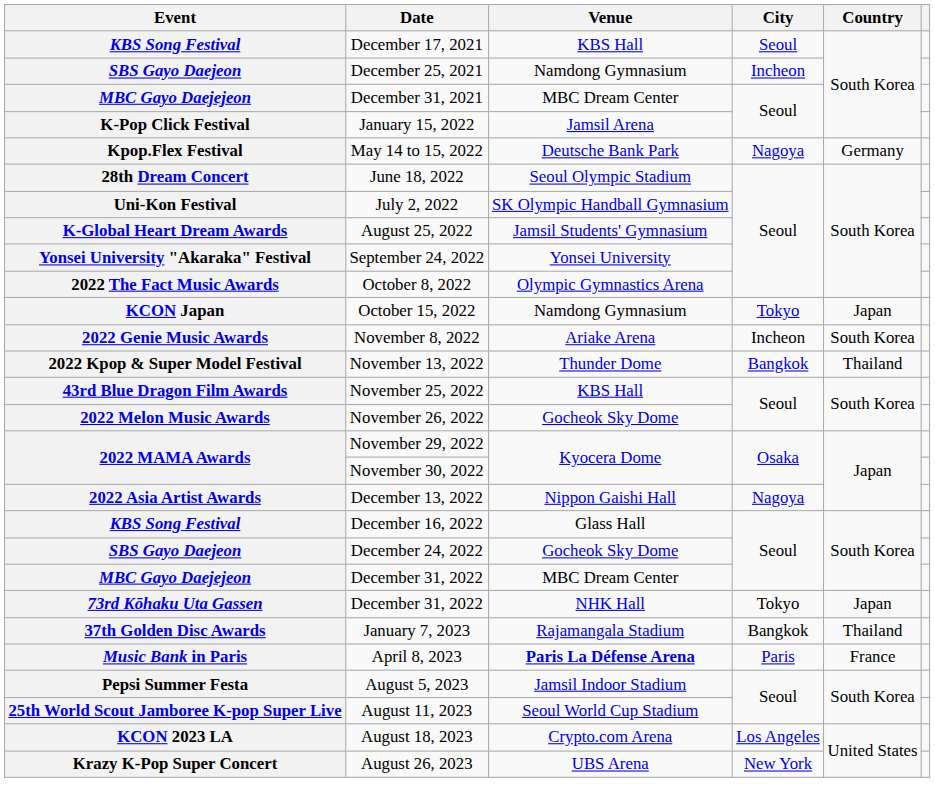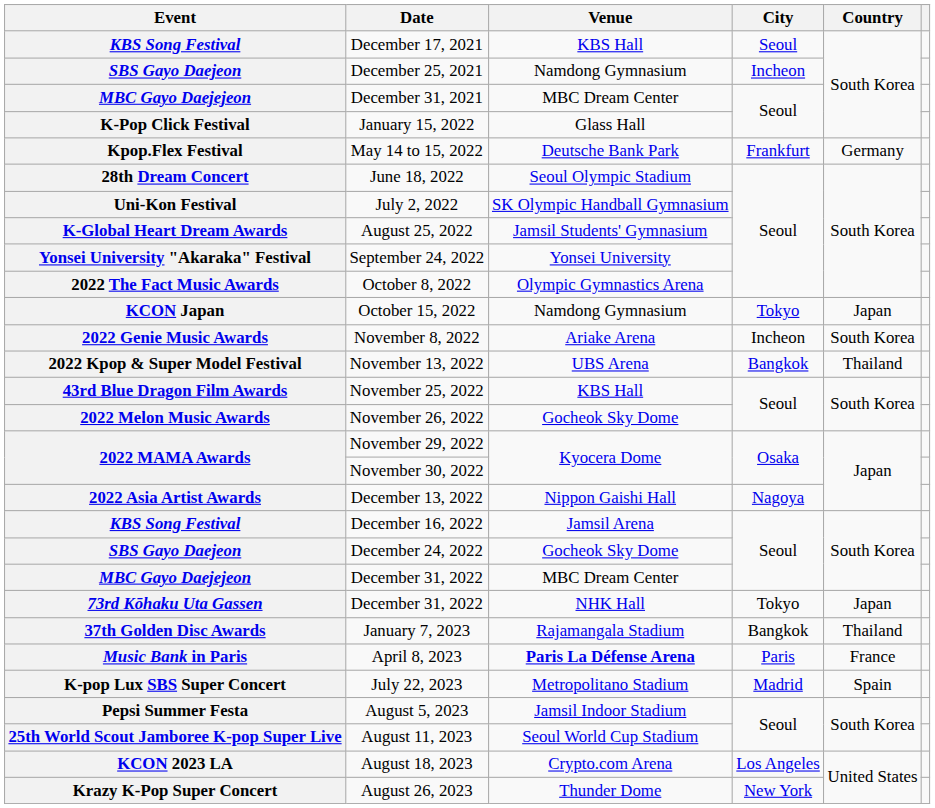(610, 124) Jamsil Arena -> (610, 124) Glass Hall
(778, 151) Nagoya -> (778, 151) Frankfurt
(610, 364) Thunder Dome -> (610, 364) UBS Arena
(610, 524) Glass Hall -> (610, 524) Jamsil Arena
+ row: (175, 683)
(610, 763) UBS Arena -> (610, 790) Thunder Dome
